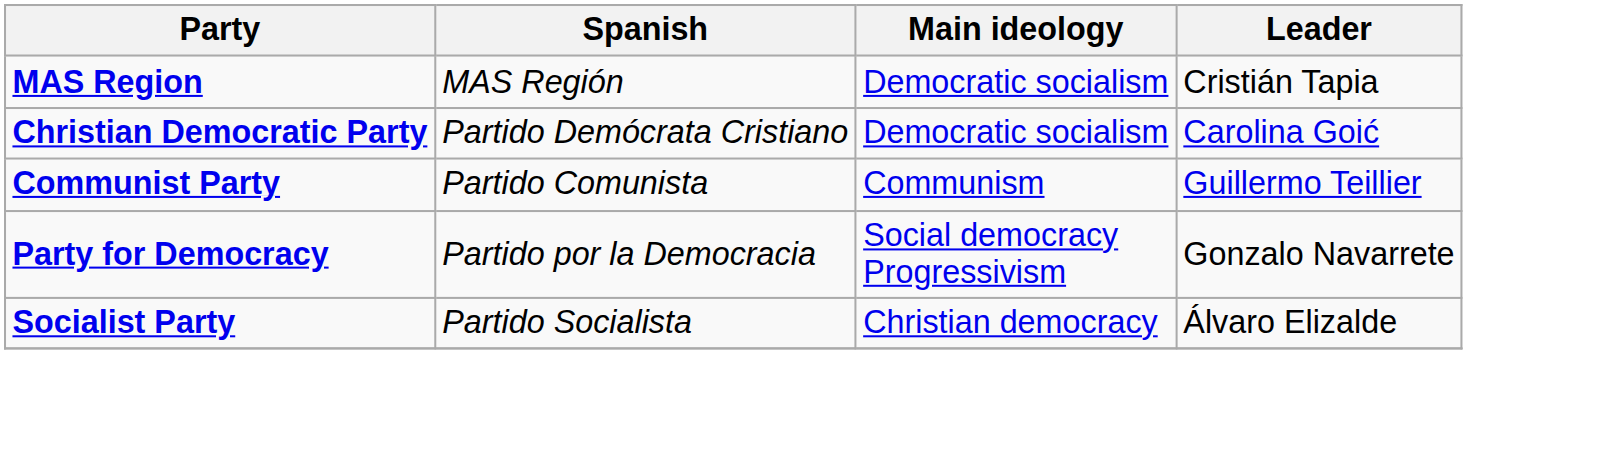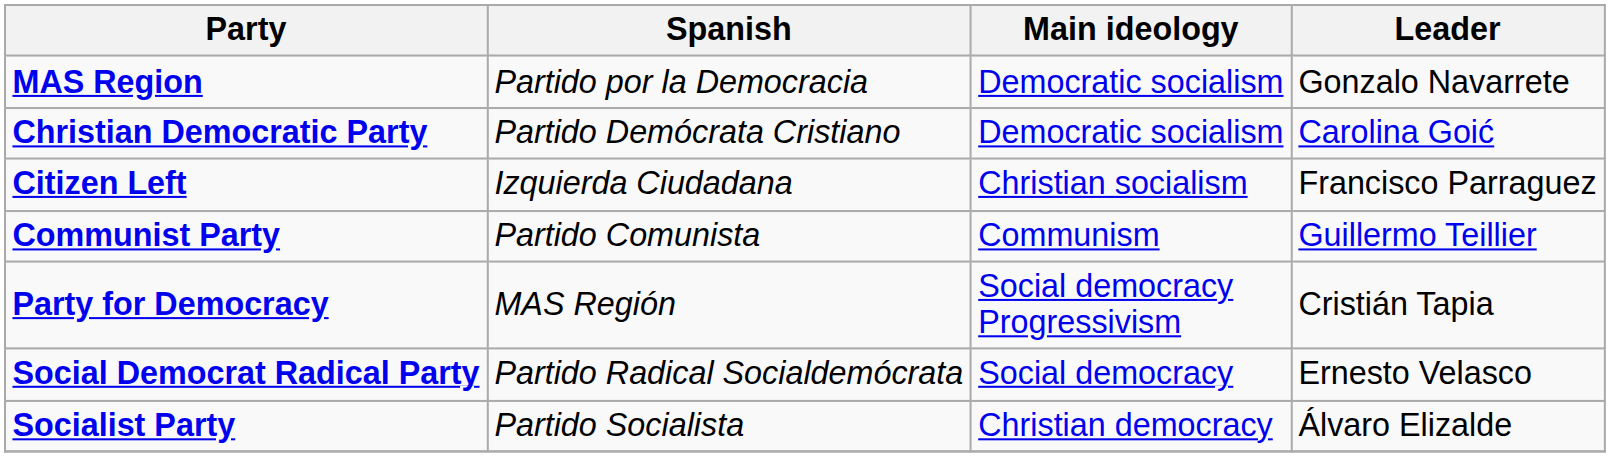(533, 81) MAS Región -> (681, 81) Partido por la Democracia
(1281, 81) Cristián Tapia -> (1434, 81) Gonzalo Navarrete
+ row: (100, 183)
(629, 253) Partido por la Democracia -> (585, 304) MAS Región
(1319, 253) Gonzalo Navarrete -> (1396, 304) Cristián Tapia
+ row: (246, 374)
